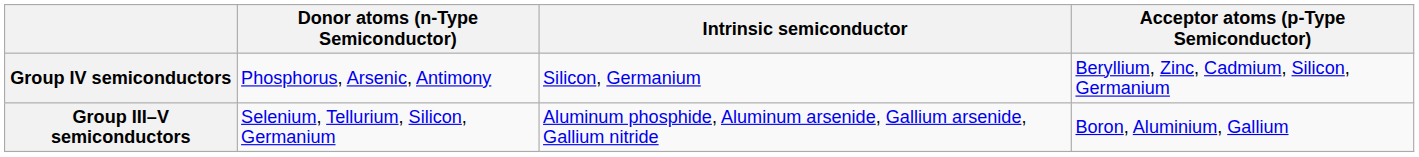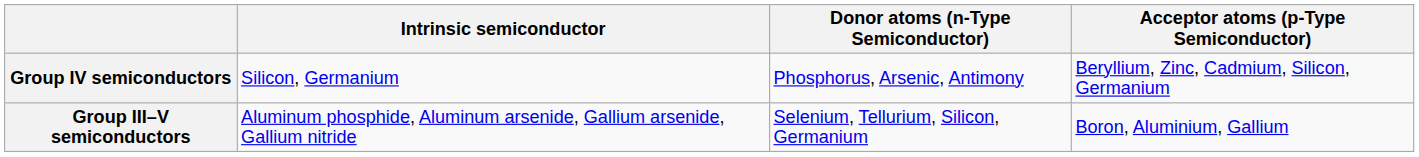columns swapped: (805, 29) <-> (388, 29)
